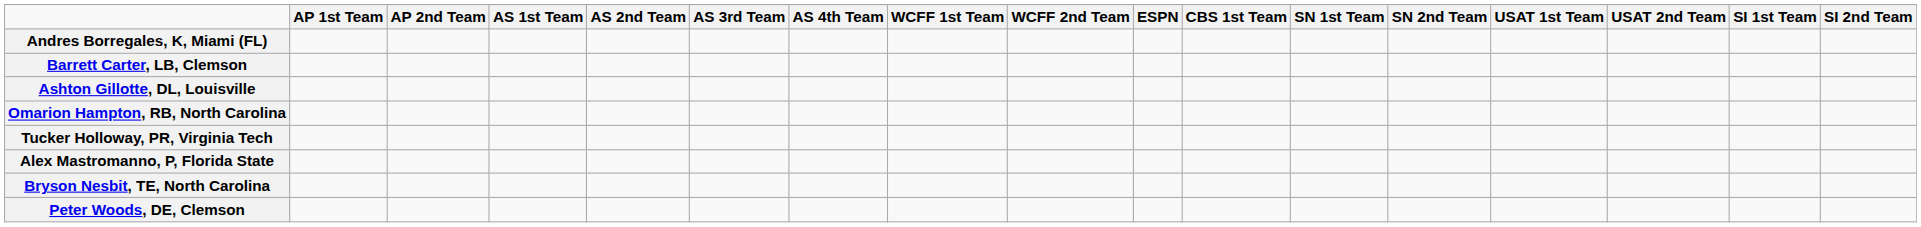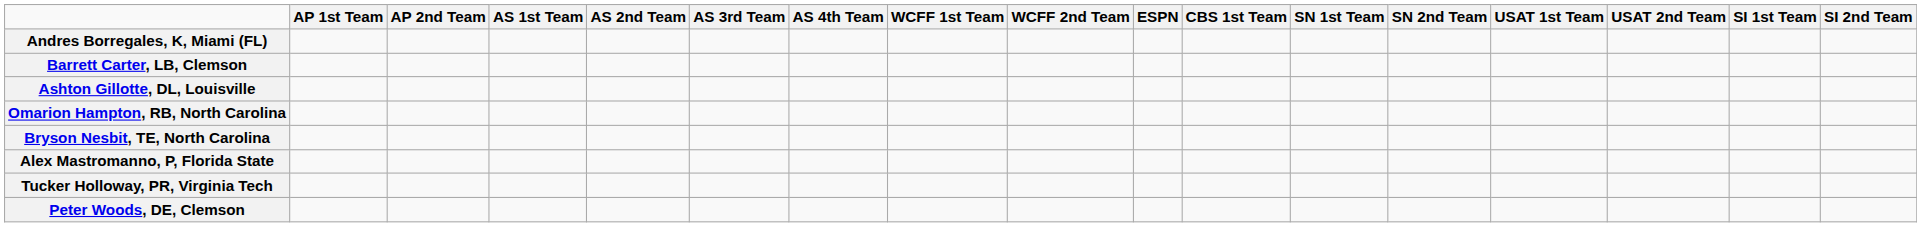rows swapped: (147, 138) <-> (147, 186)
